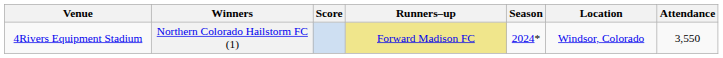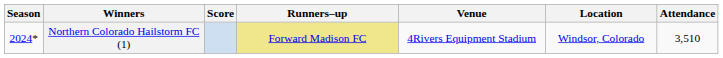columns swapped: (526, 13) <-> (78, 13)
(687, 37) 3,550 -> (687, 37) 3,510
